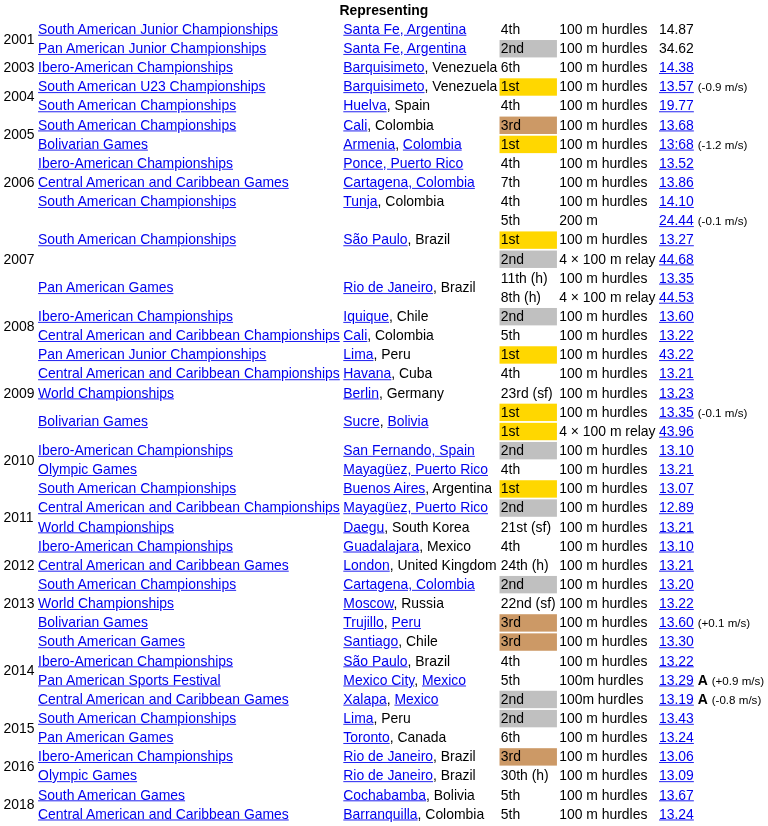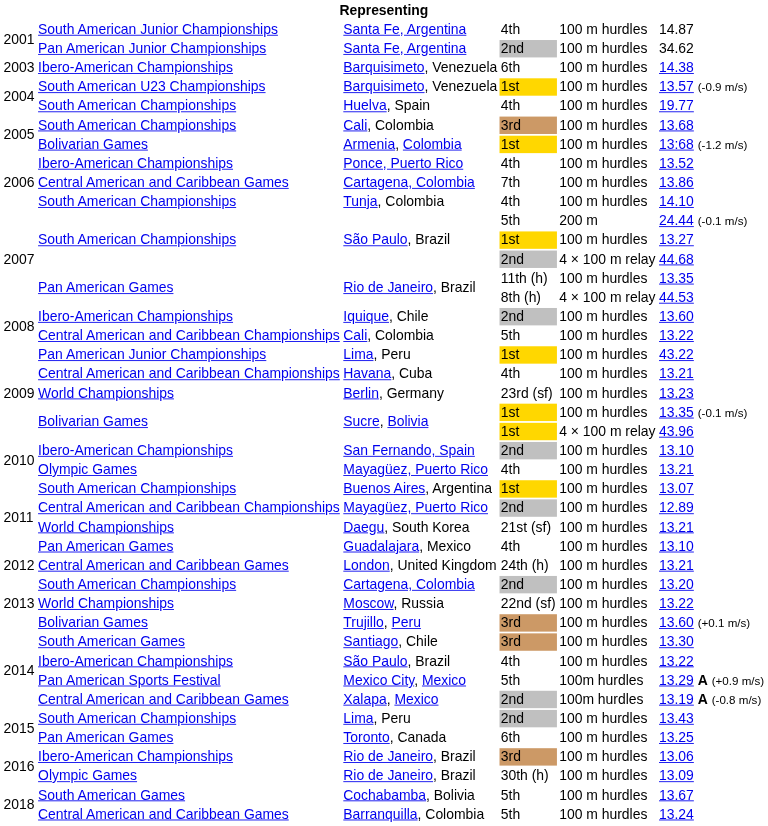(136, 546) Ibero-American Championships -> (106, 546) Pan American Games
(676, 737) 13.24 -> (676, 737) 13.25
